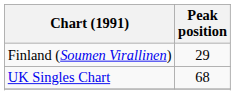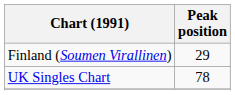(203, 77) 68 -> (203, 77) 78
